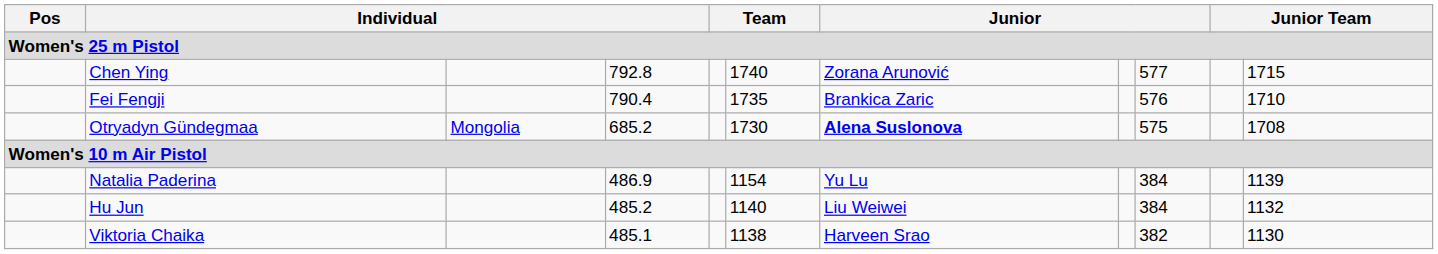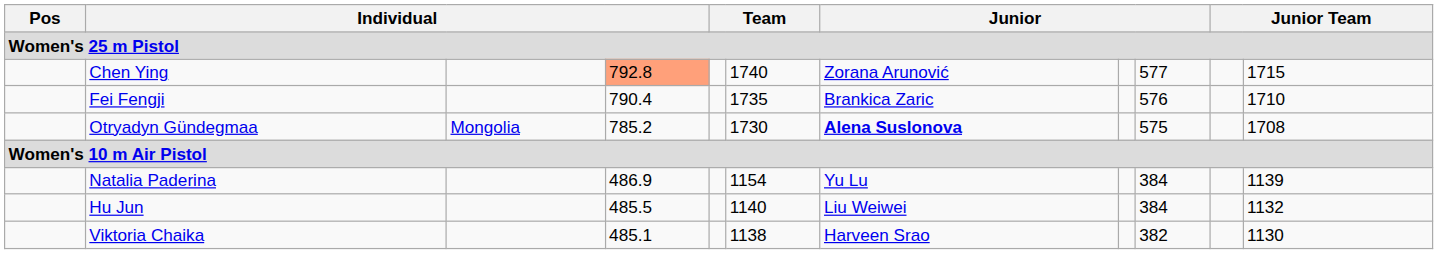(631, 73) no background -> (631, 73) lightsalmon background
(631, 127) 685.2 -> (631, 127) 785.2
(631, 208) 485.2 -> (631, 208) 485.5
